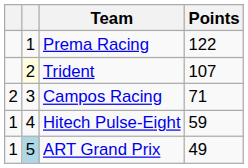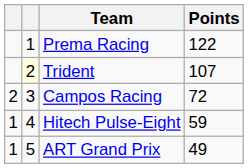(198, 96) 71 -> (198, 96) 72
(30, 149) lightblue background -> (30, 149) no background
